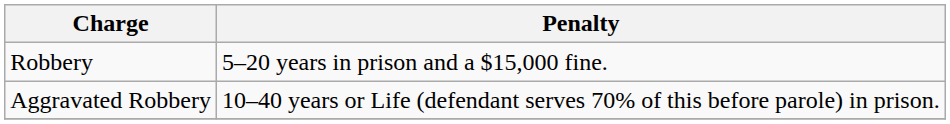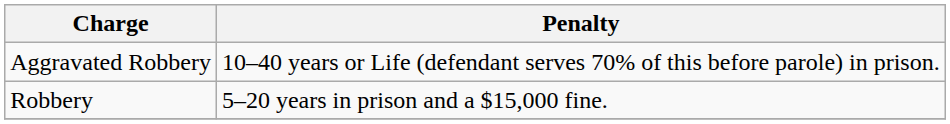rows swapped: (52, 61) <-> (111, 99)
